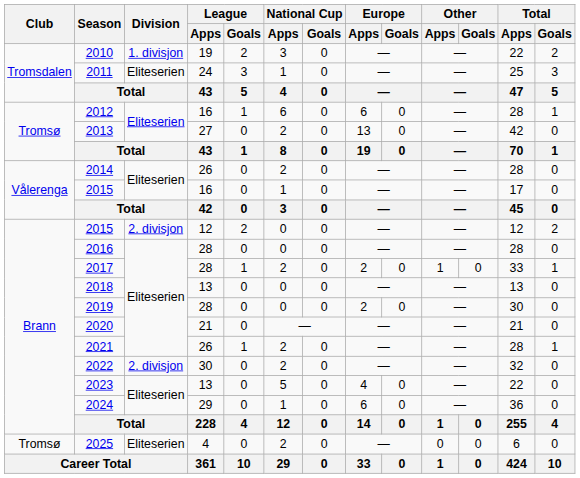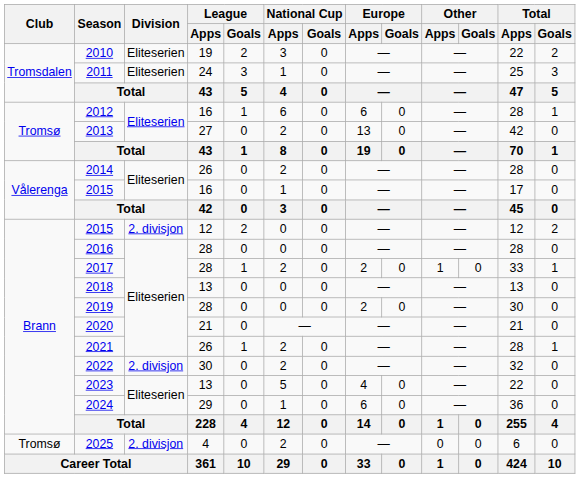(156, 53) 1. divisjon -> (156, 53) Eliteserien
(156, 444) Eliteserien -> (156, 444) 2. divisjon
